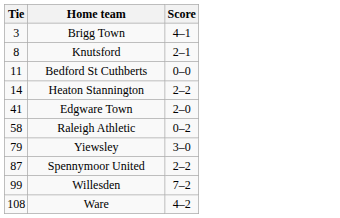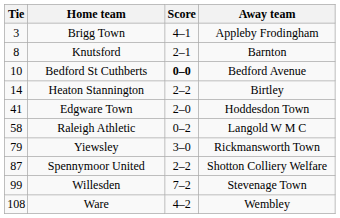+ column: (267, 14)
(16, 71) 11 -> (16, 71) 10
(182, 71) normal -> (182, 71) bold
